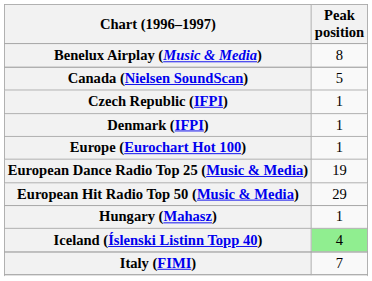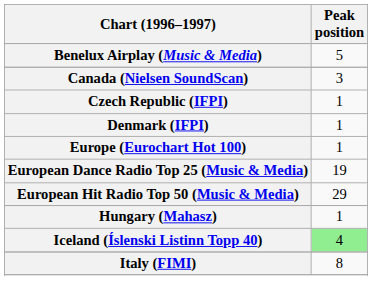(339, 55) 8 -> (339, 55) 5
(339, 78) 5 -> (339, 78) 3
(339, 263) 7 -> (339, 263) 8
